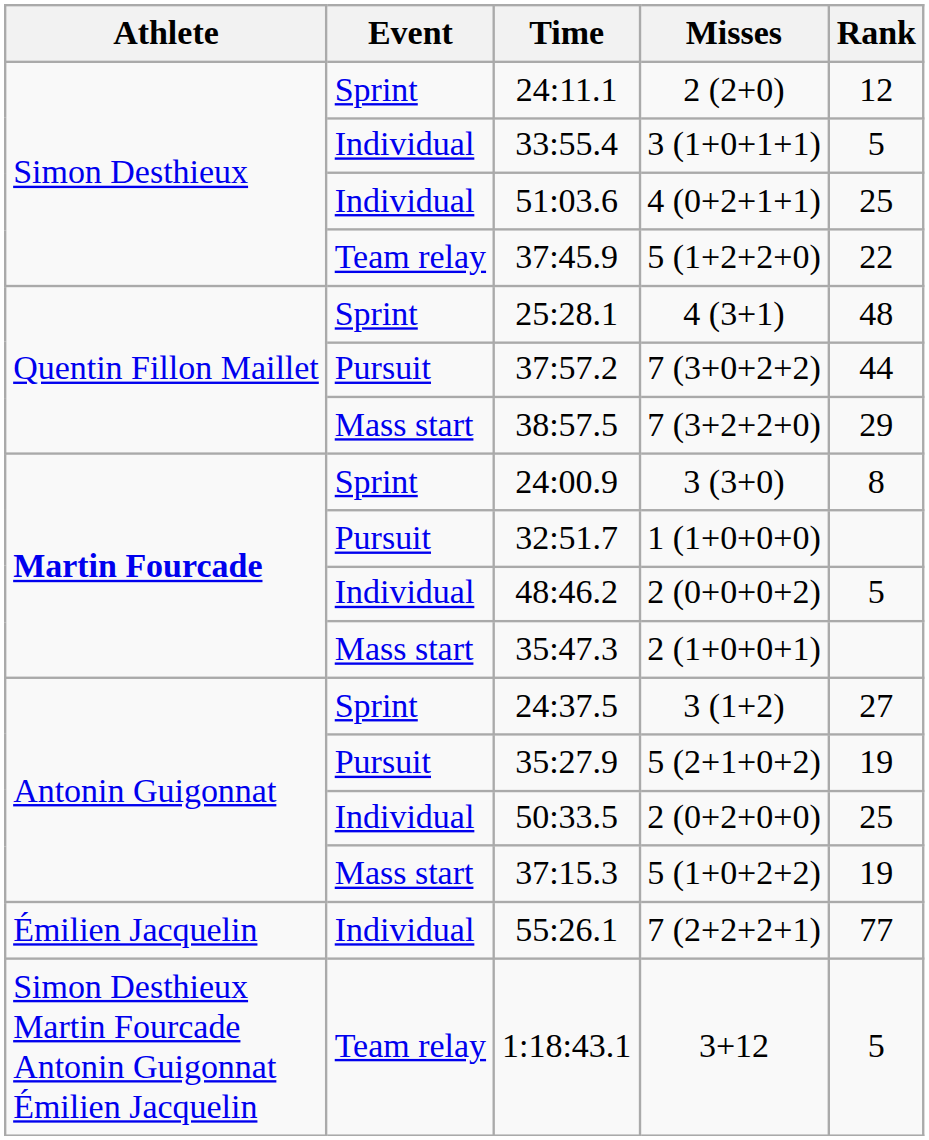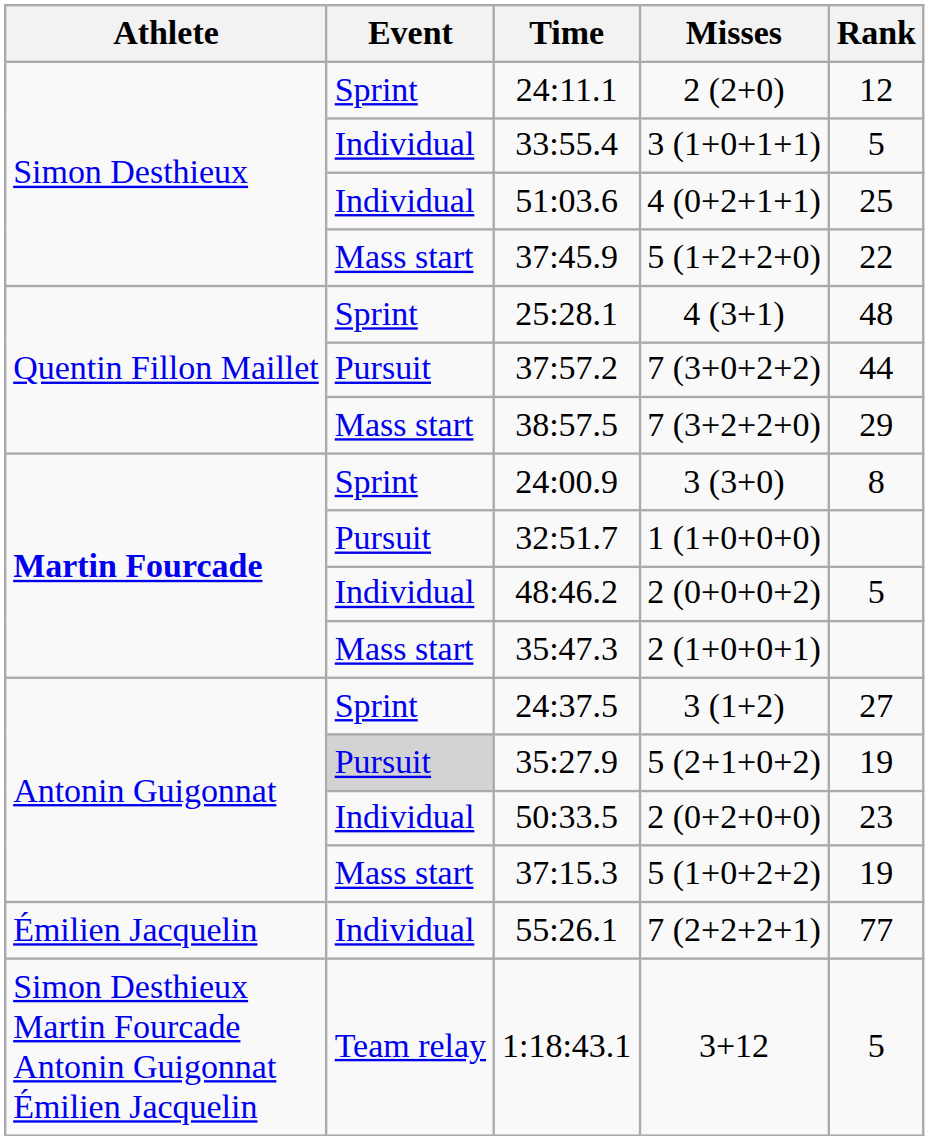(410, 257) Team relay -> (404, 257) Mass start
(383, 761) no background -> (383, 761) lightgrey background
(876, 817) 25 -> (876, 817) 23
